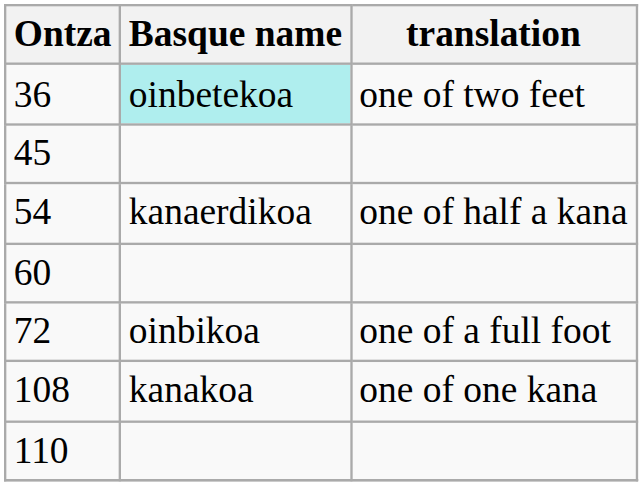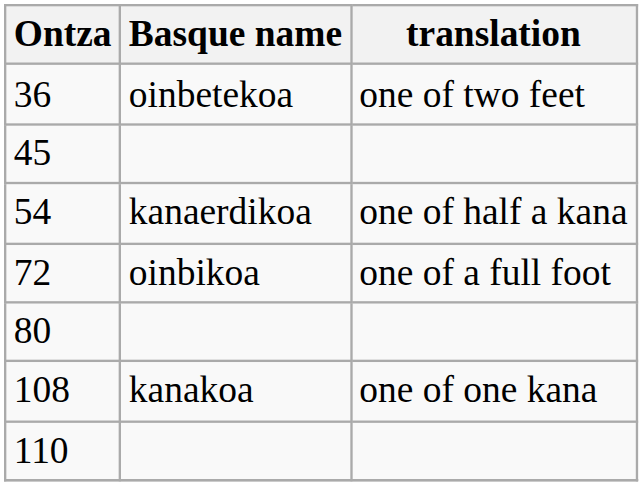(211, 93) paleturquoise background -> (211, 93) no background
- row: (33, 271)
+ row: (33, 331)
